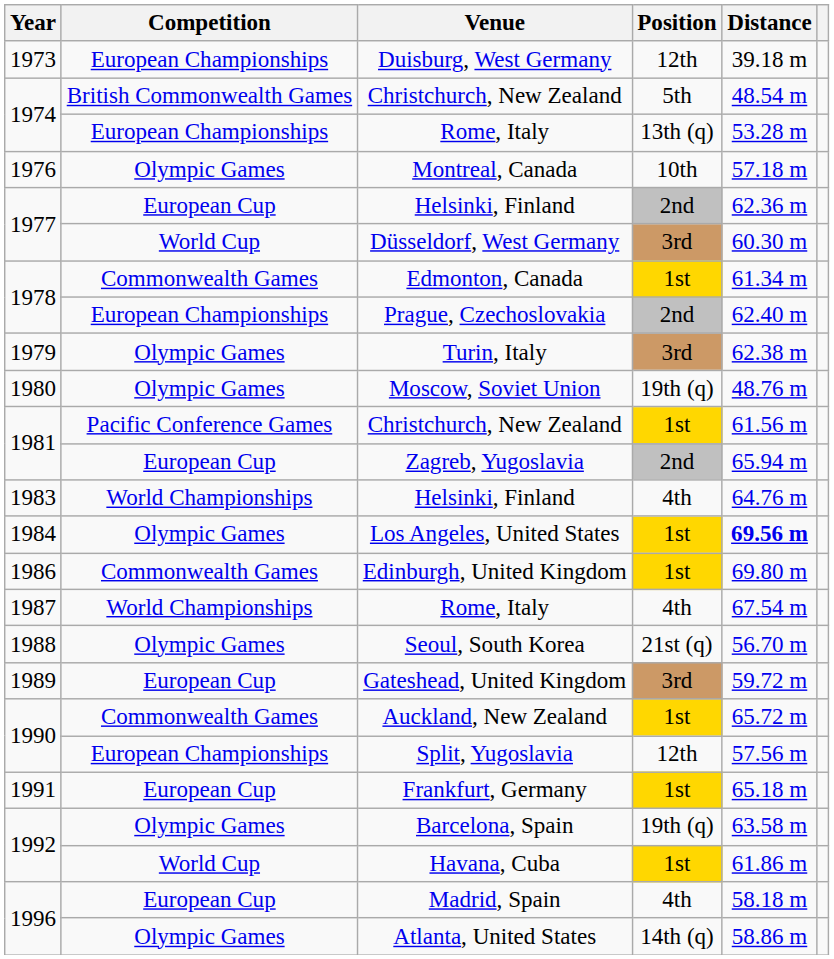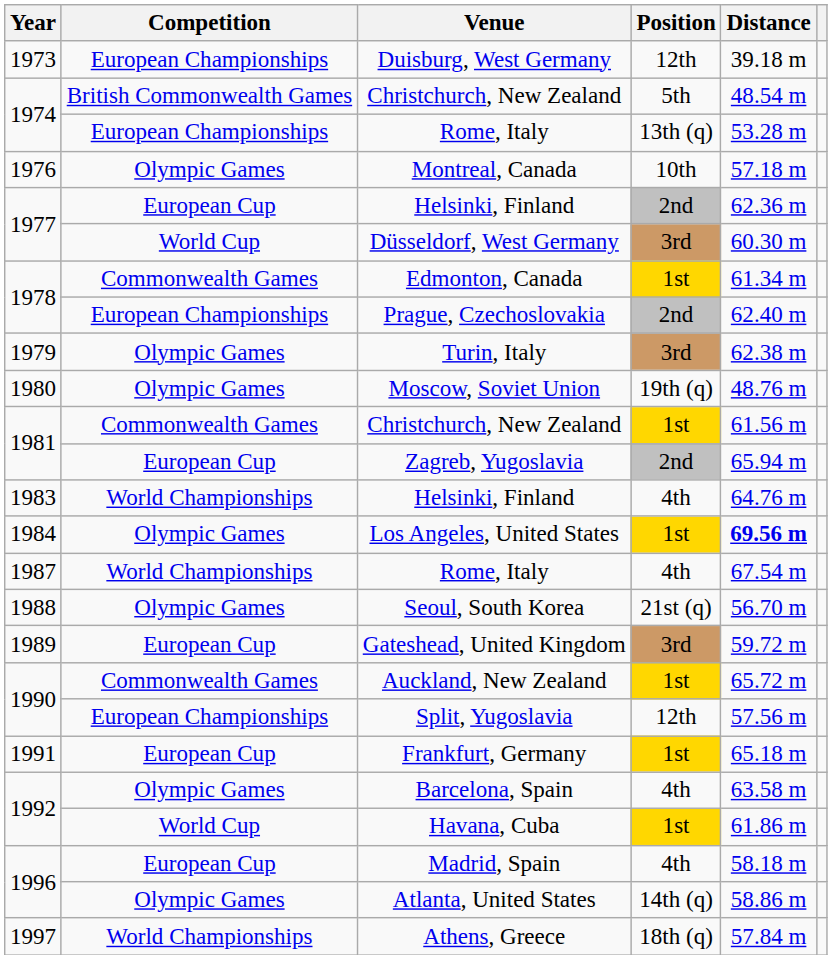(209, 424) Pacific Conference Games -> (209, 424) Commonwealth Games
- row: (33, 570)
(677, 826) 19th (q) -> (676, 790) 4th
+ row: (33, 936)
